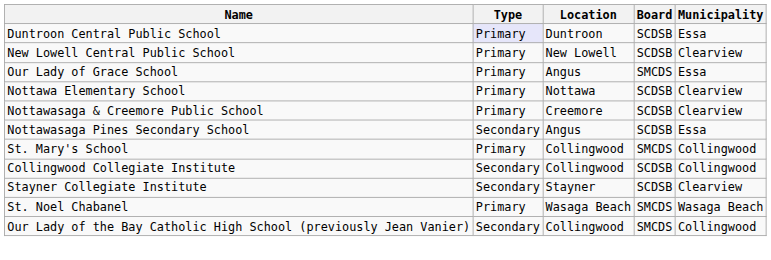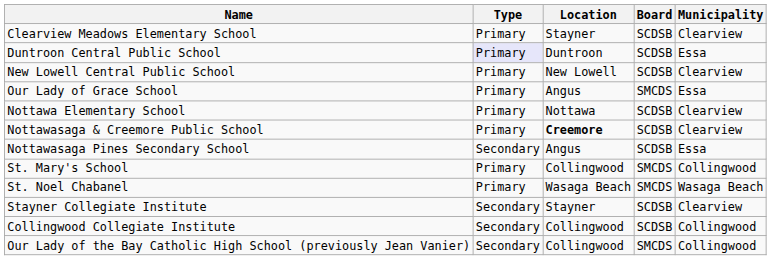+ row: (132, 33)
(574, 110) normal -> (574, 130) bold
rows swapped: (68, 207) <-> (121, 168)
